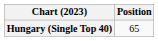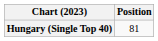(134, 28) 65 -> (134, 28) 81
